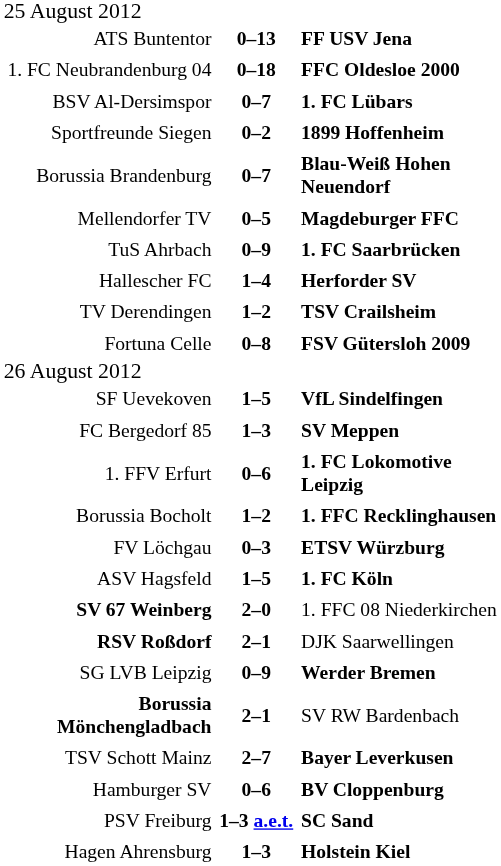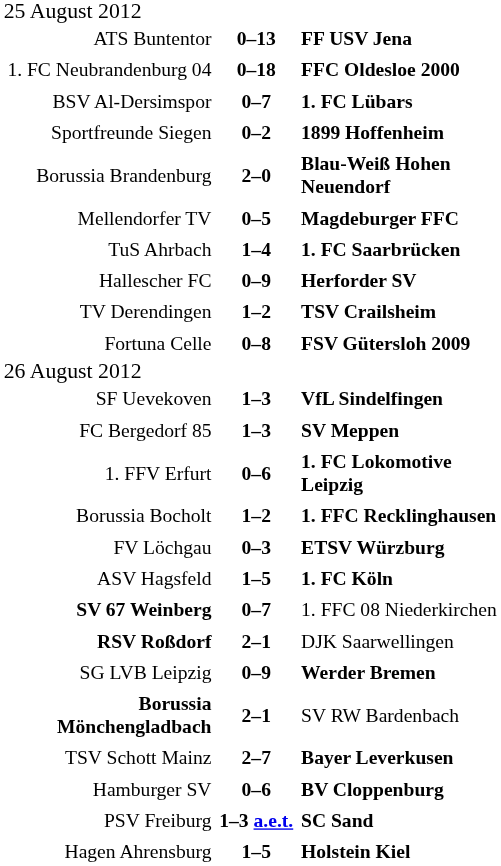(256, 175) 0–7 -> (256, 175) 2–0
(256, 249) 0–9 -> (256, 249) 1–4
(256, 280) 1–4 -> (256, 280) 0–9
(256, 399) 1–5 -> (256, 399) 1–3
(256, 609) 2–0 -> (256, 609) 0–7
(256, 852) 1–3 -> (256, 852) 1–5
